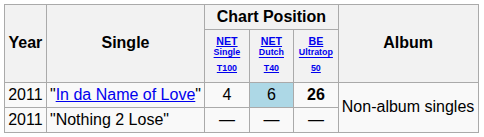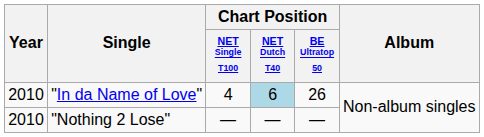(25, 94) 2011 -> (26, 94) 2010
(316, 94) bold -> (317, 94) normal
(25, 120) 2011 -> (26, 120) 2010
